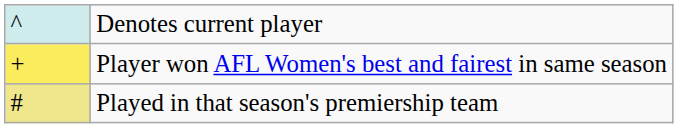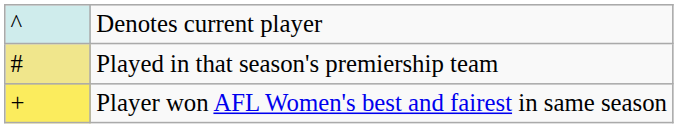rows swapped: (382, 63) <-> (297, 102)
